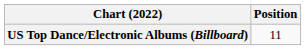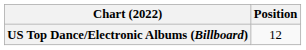(276, 34) 11 -> (276, 34) 12
